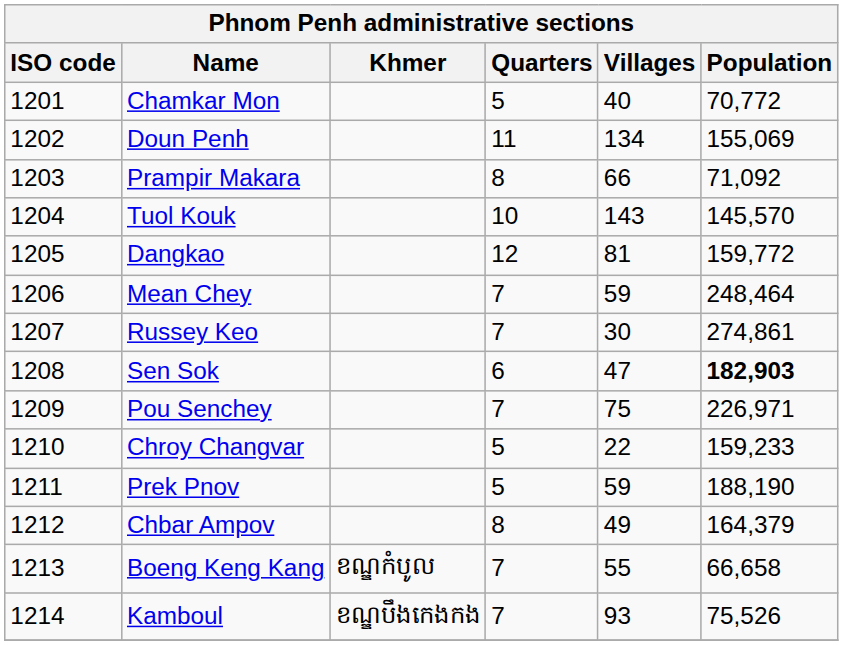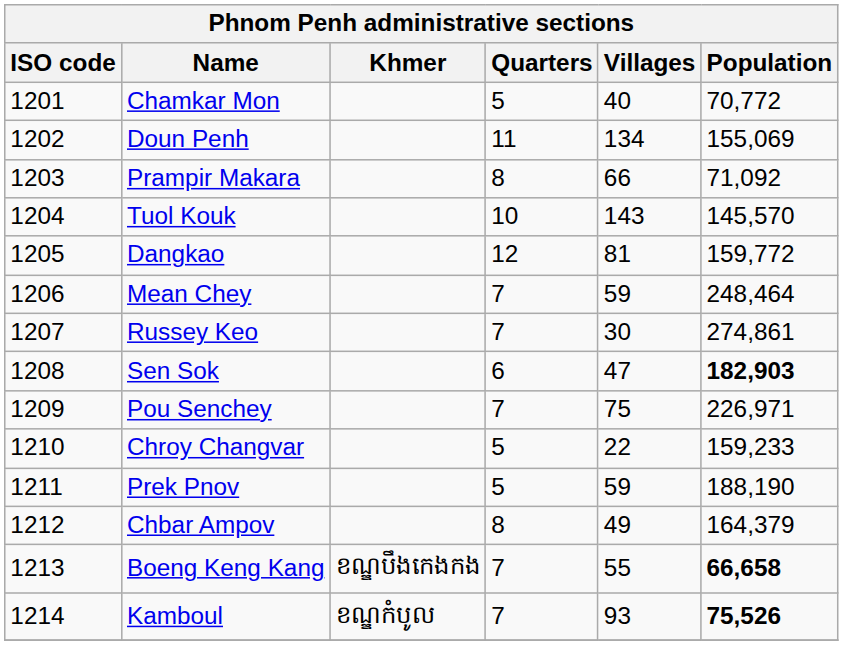(385, 566) ខណ្ឌកំបូល -> (408, 566) ខណ្ឌបឹងកេងកង
(744, 568) normal -> (744, 568) bold
(408, 614) ខណ្ឌបឹងកេងកង -> (385, 614) ខណ្ឌកំបូល
(744, 616) normal -> (744, 616) bold
